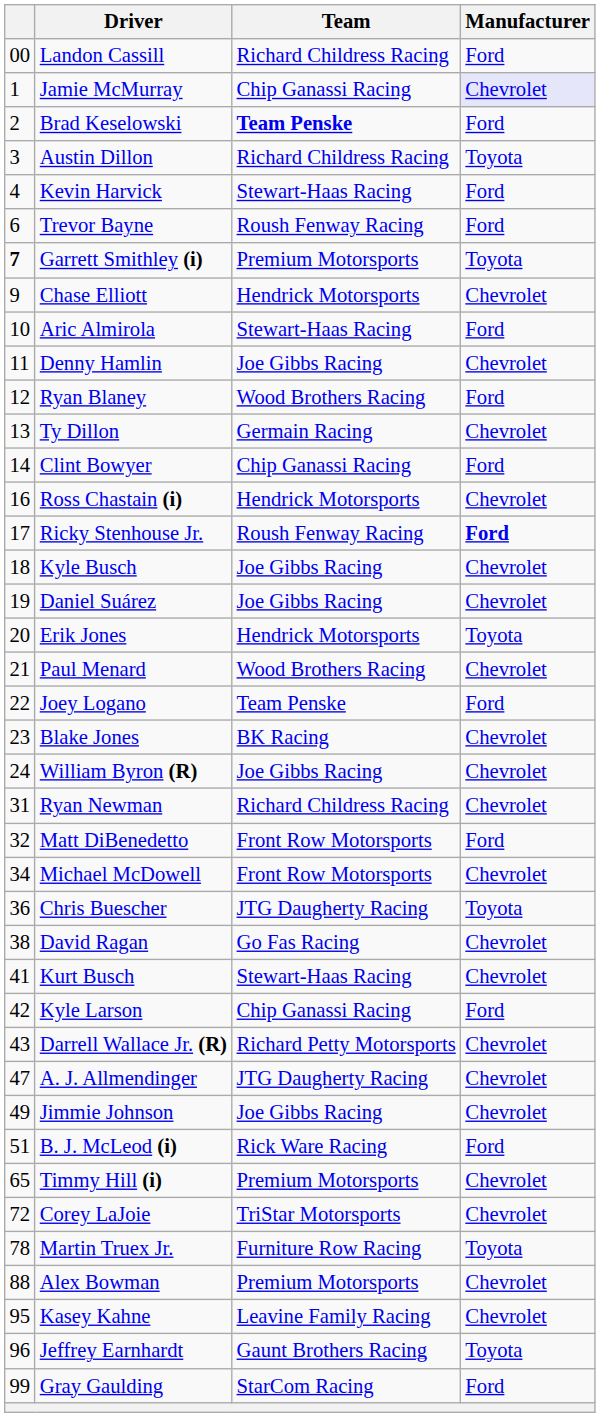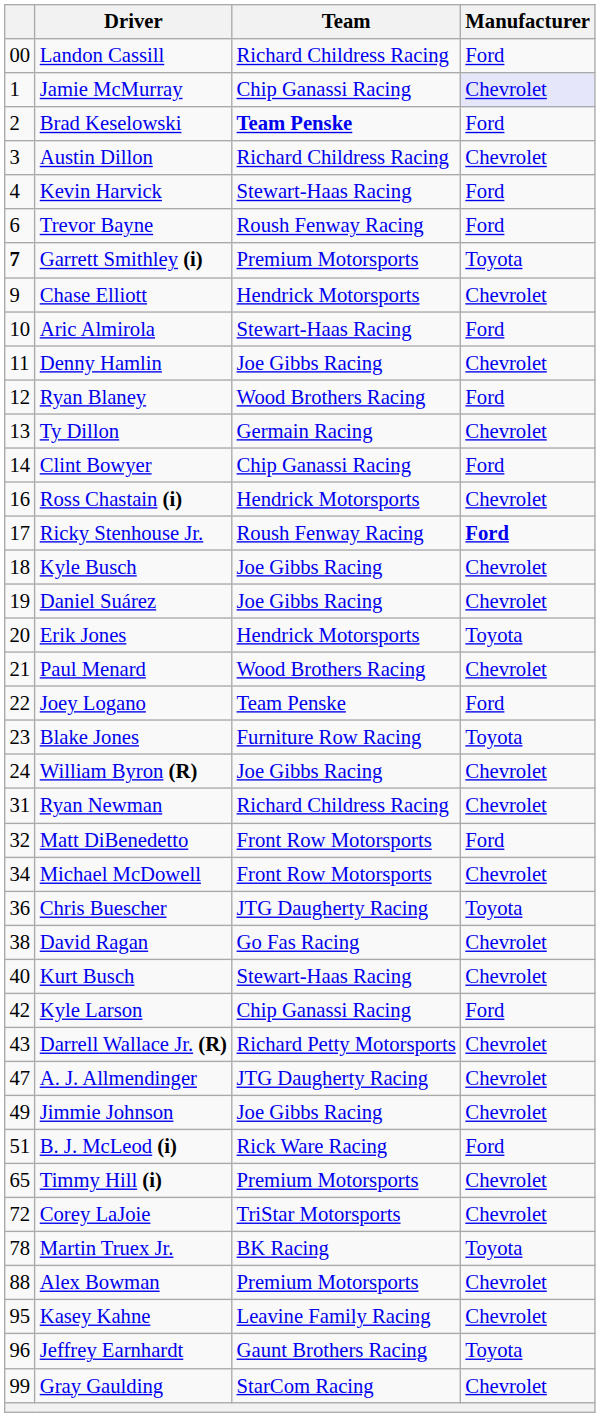(494, 158) Toyota -> (506, 158) Chevrolet
(283, 737) BK Racing -> (329, 737) Furniture Row Racing
(506, 737) Chevrolet -> (494, 737) Toyota
(20, 976) 41 -> (20, 976) 40
(329, 1248) Furniture Row Racing -> (283, 1248) BK Racing
(485, 1385) Ford -> (506, 1385) Chevrolet
